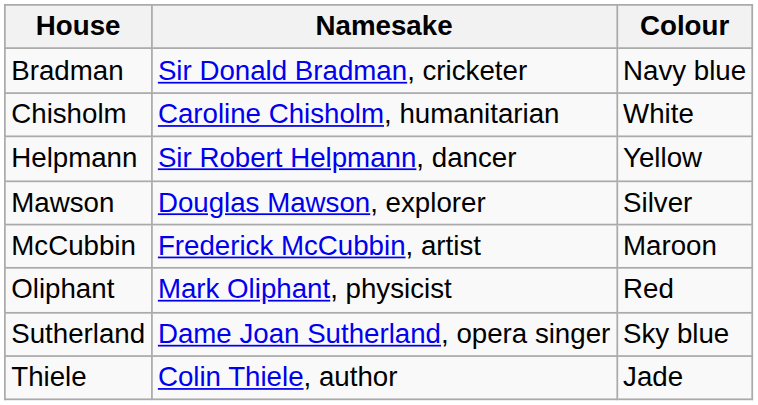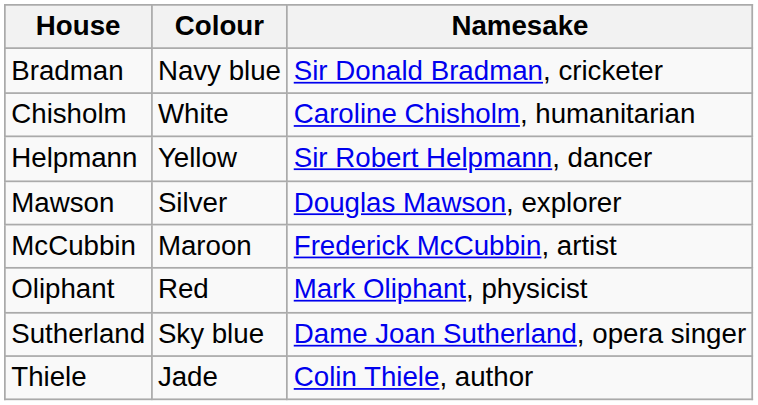columns swapped: (384, 26) <-> (685, 26)
